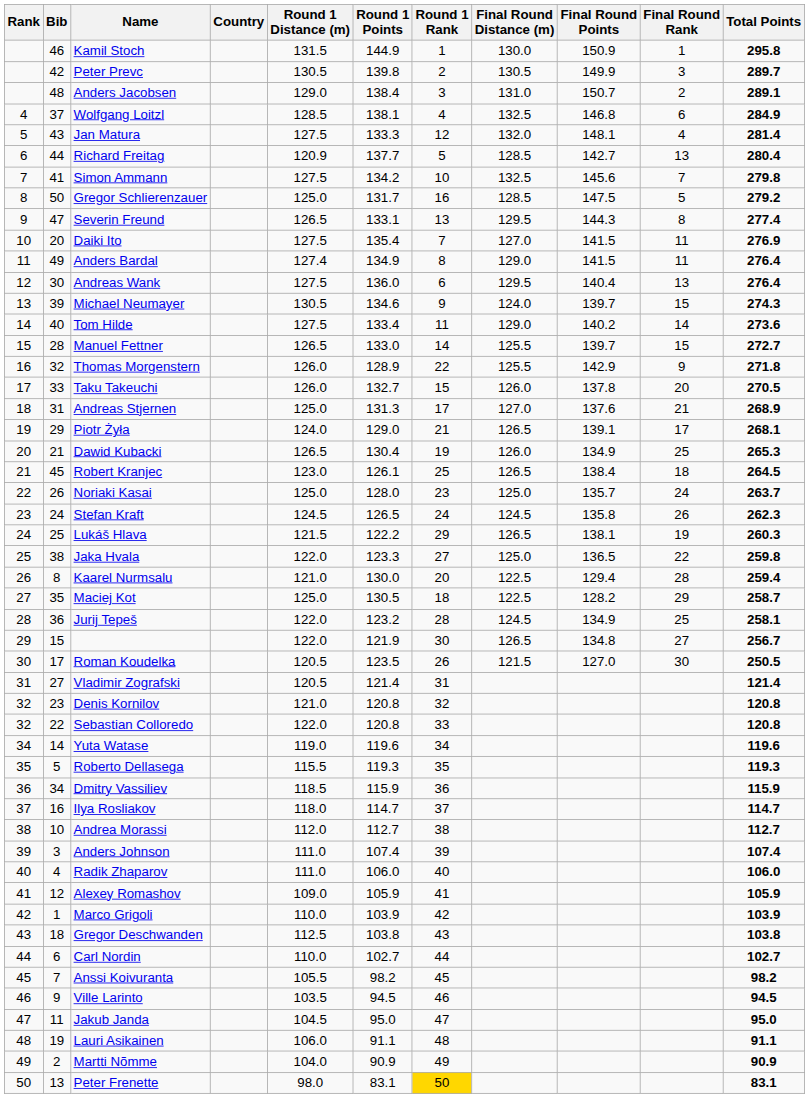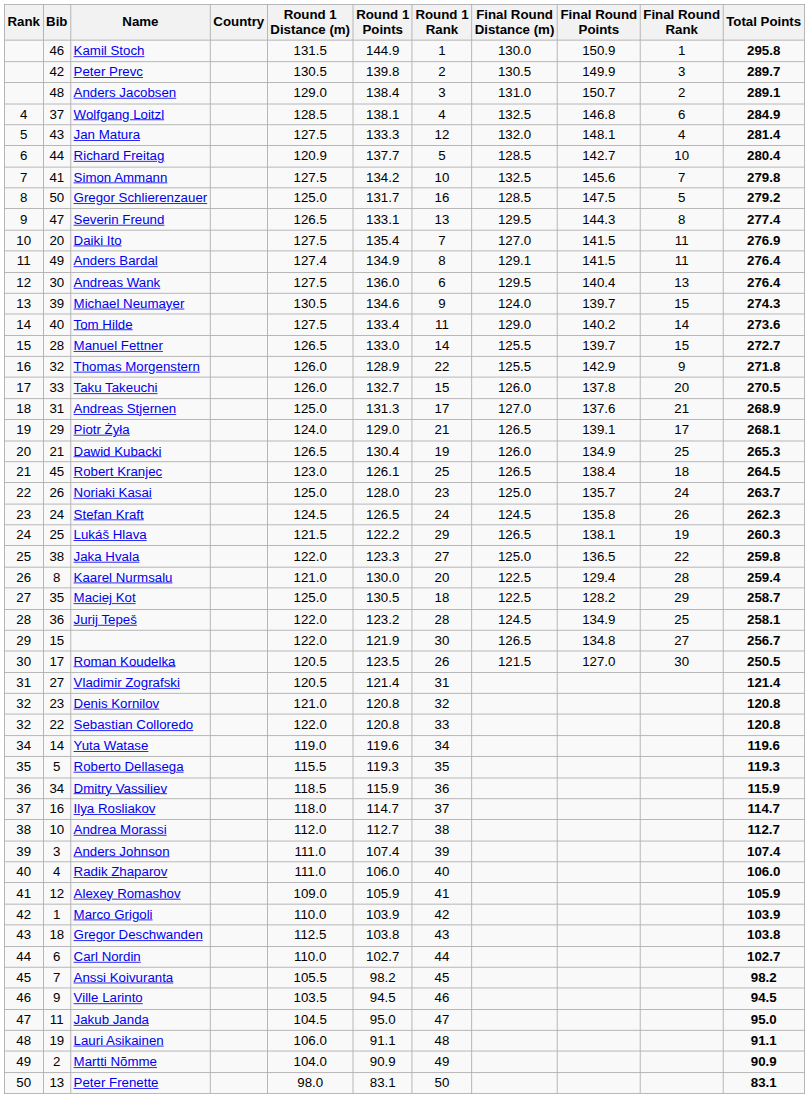(682, 156) 13 -> (682, 156) 10
(514, 261) 129.0 -> (514, 261) 129.1
(442, 1083) gold background -> (442, 1083) no background
